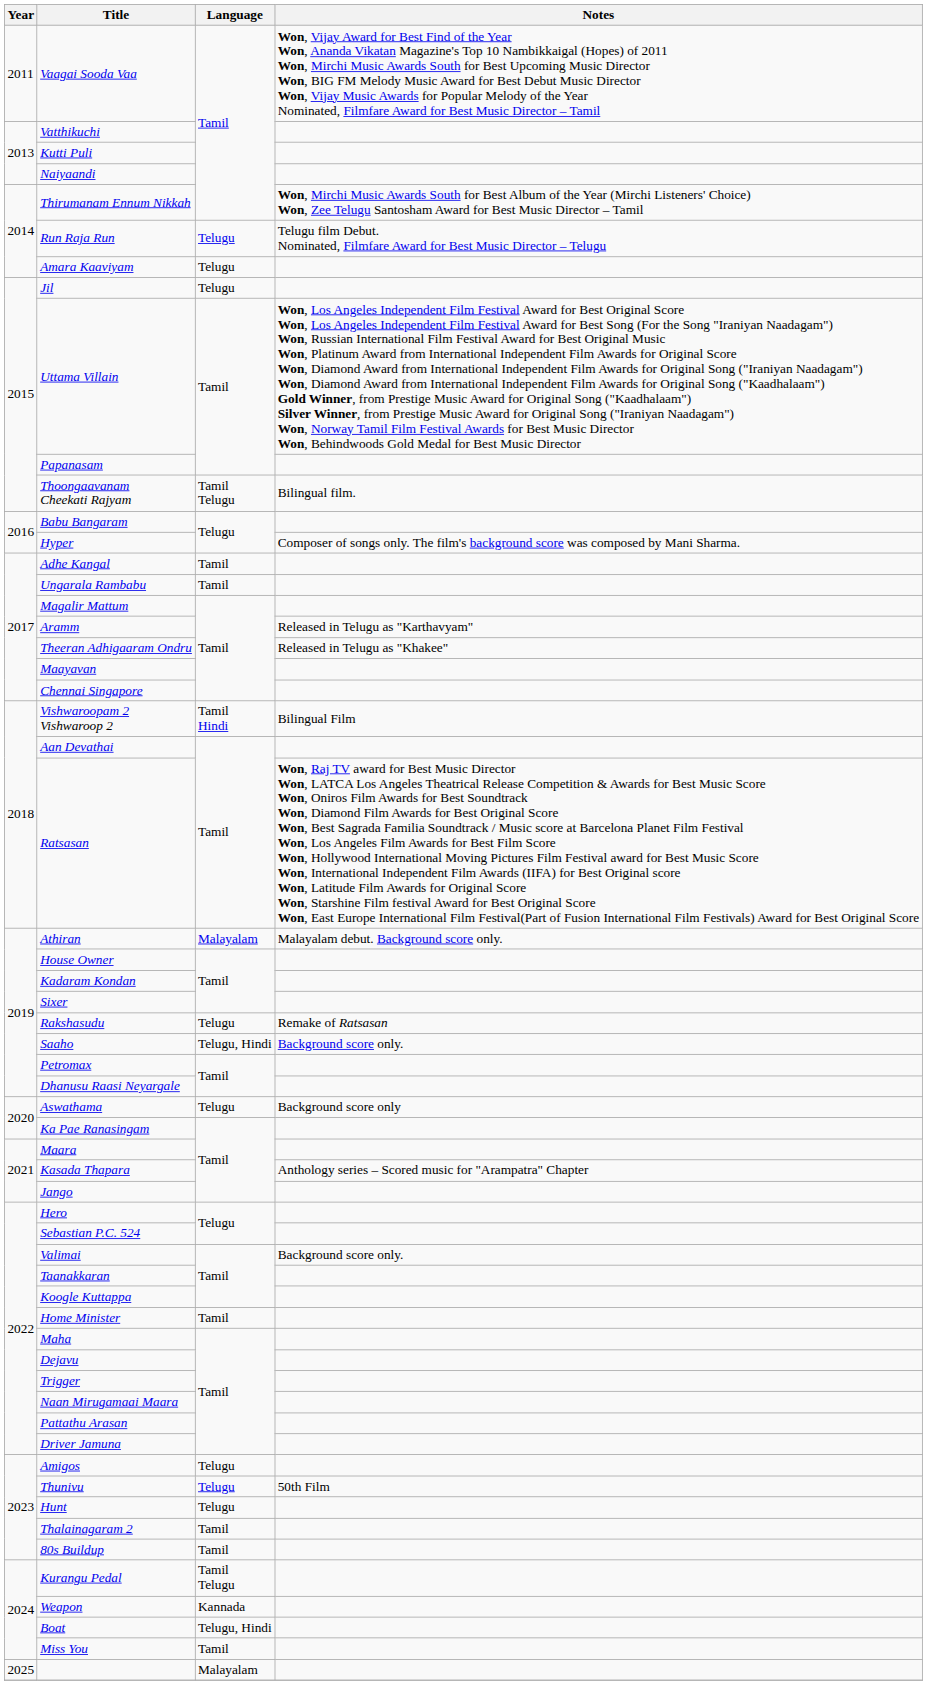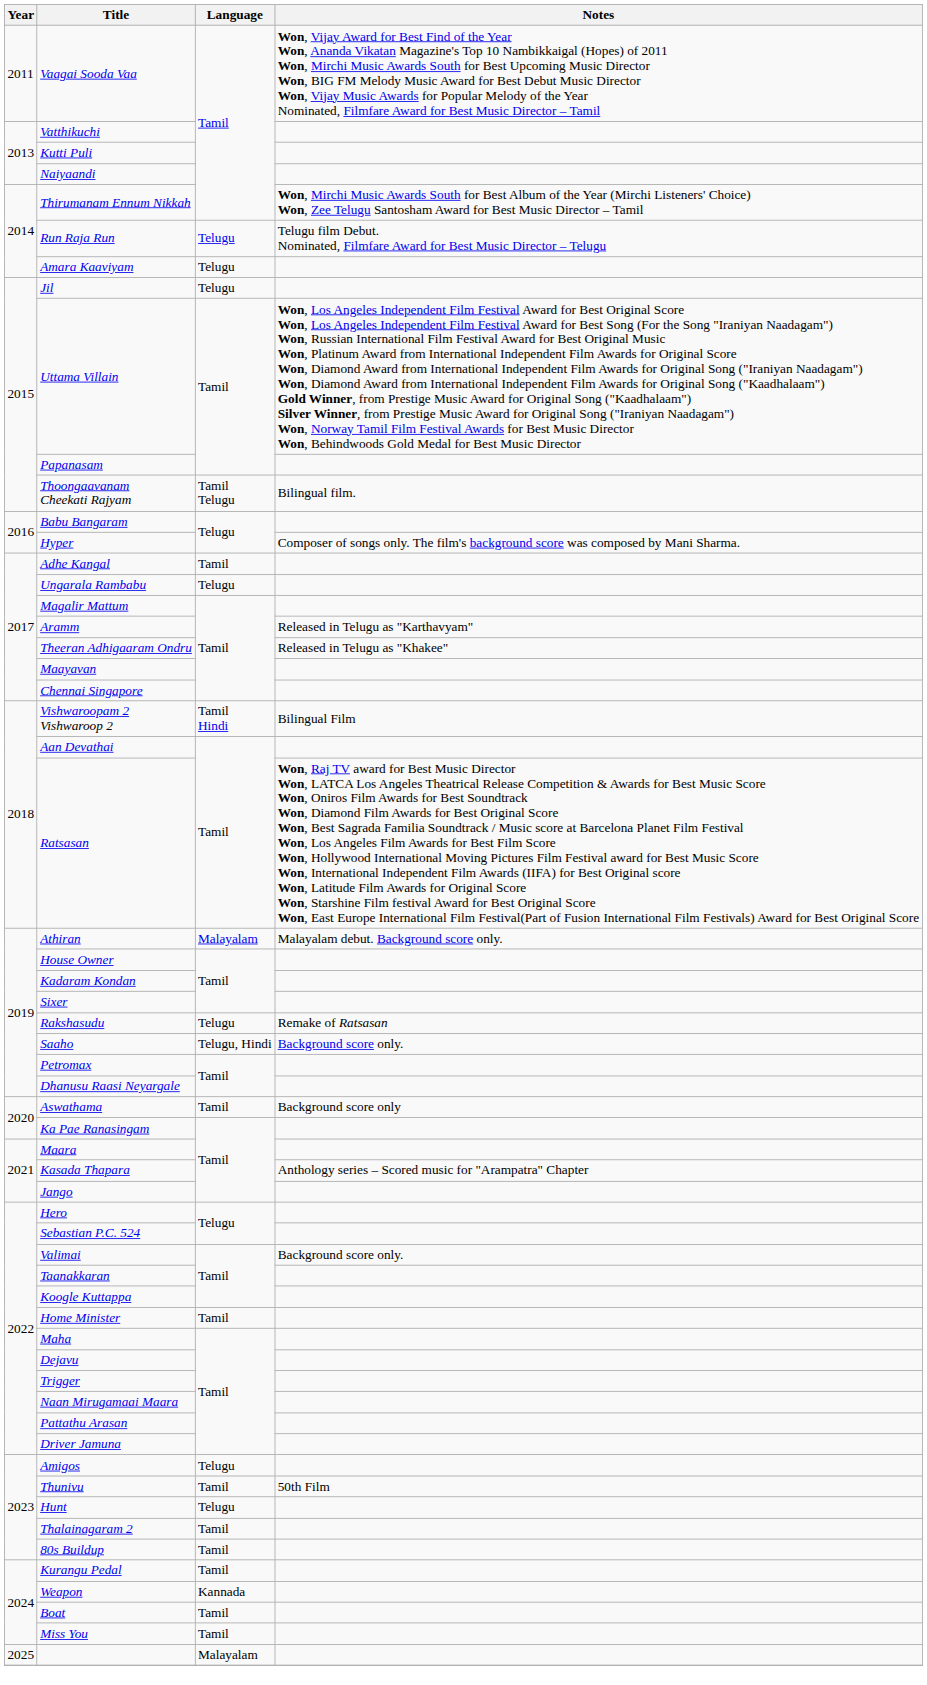(213, 584) Tamil -> (216, 584) Telugu
(216, 1107) Telugu -> (213, 1107) Tamil
(216, 1486) Telugu -> (213, 1486) Tamil
(216, 1578) Tamil Telugu -> (213, 1570) Tamil
(235, 1627) Telugu, Hindi -> (213, 1612) Tamil
